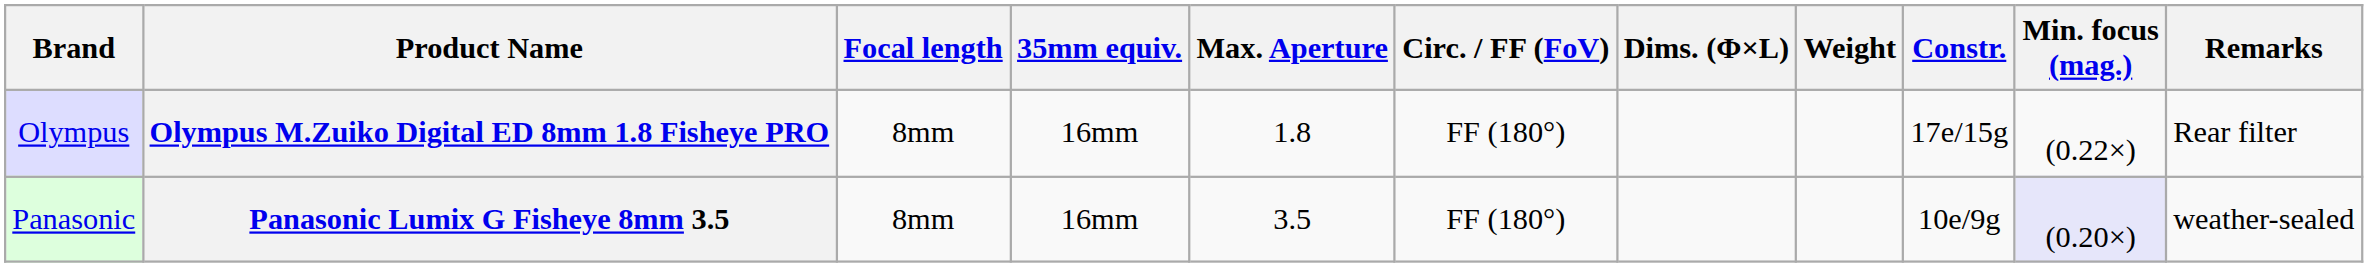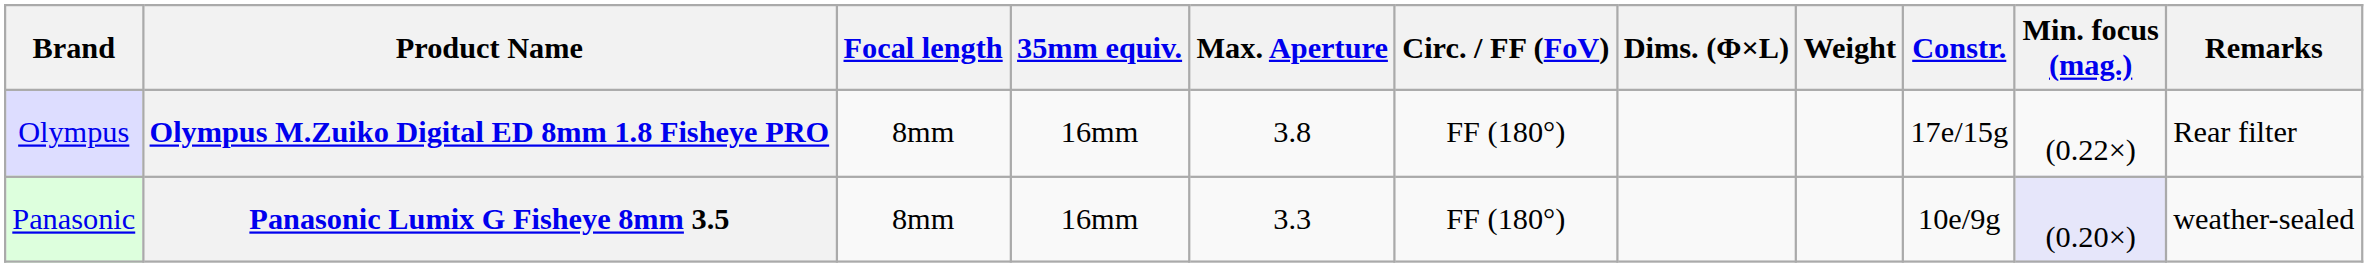(1292, 132) 1.8 -> (1292, 132) 3.8
(1292, 218) 3.5 -> (1292, 218) 3.3
